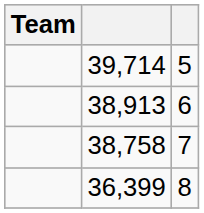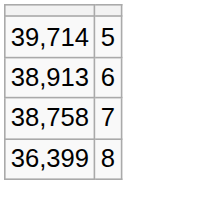- column: (43, 24)
